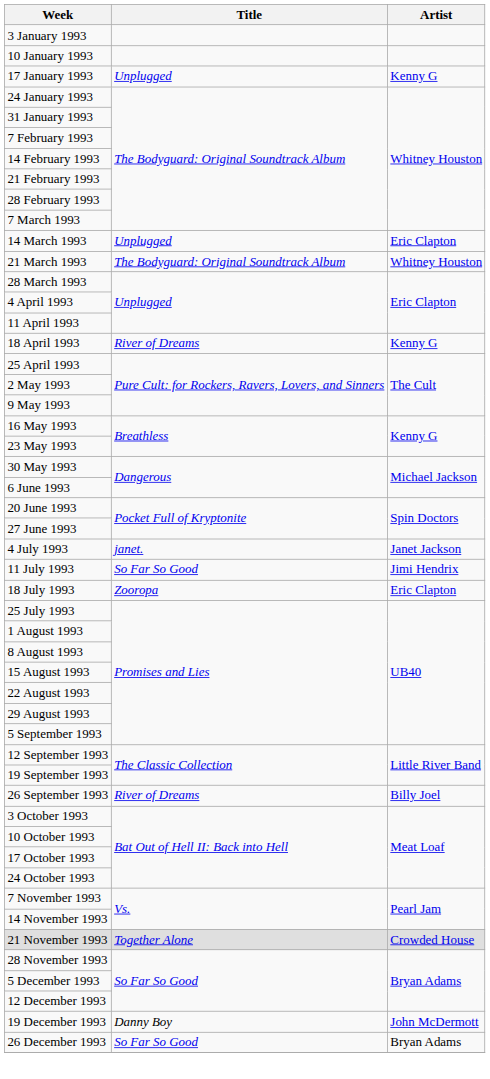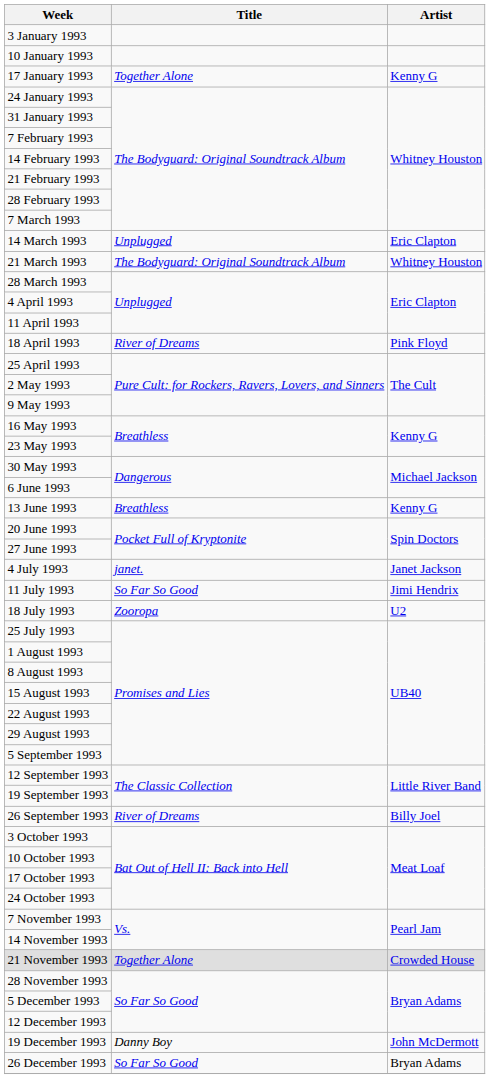(143, 76) Unplugged -> (154, 76) Together Alone
(414, 343) Kenny G -> (419, 343) Pink Floyd
+ row: (42, 508)
(423, 590) Eric Clapton -> (398, 610) U2
